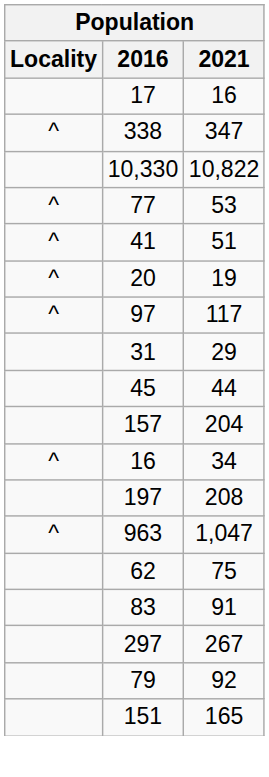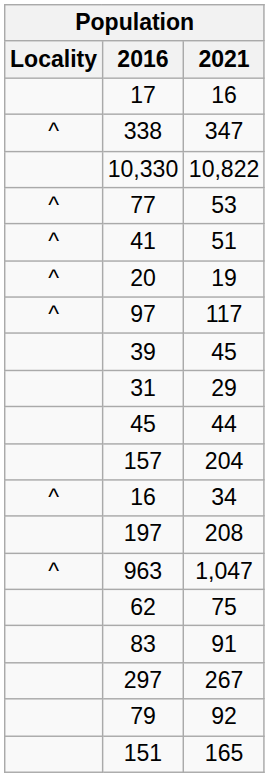+ row: (143, 351)
